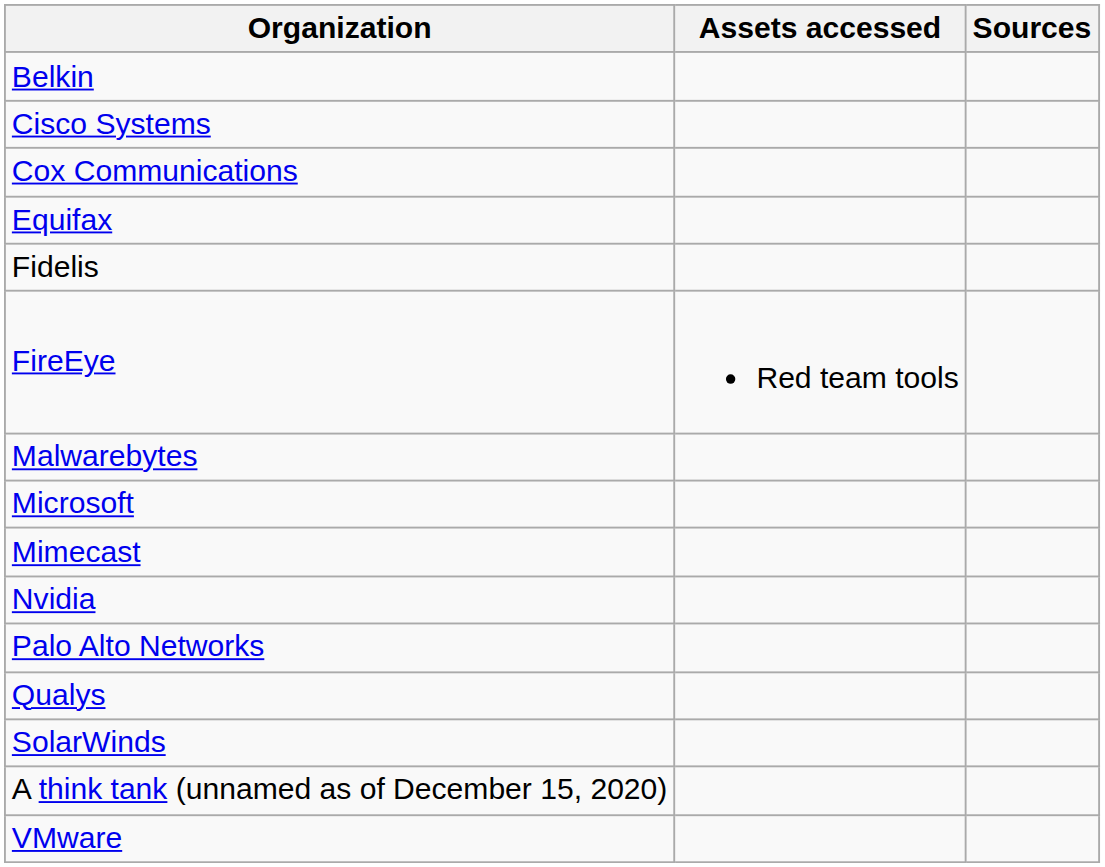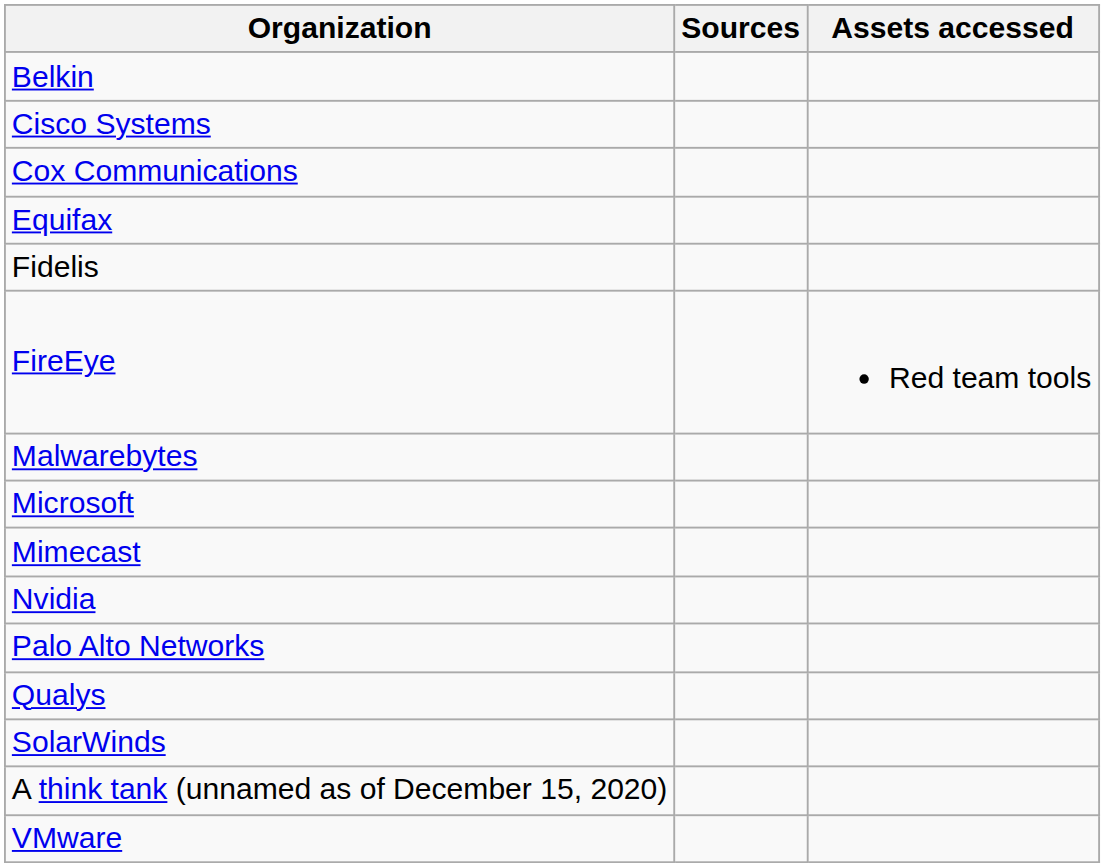columns swapped: (820, 28) <-> (1032, 28)
